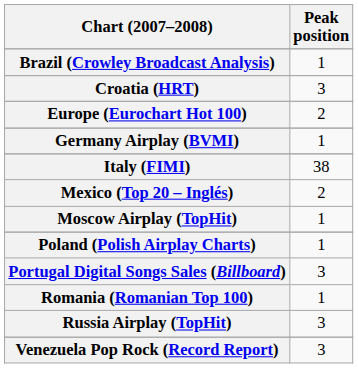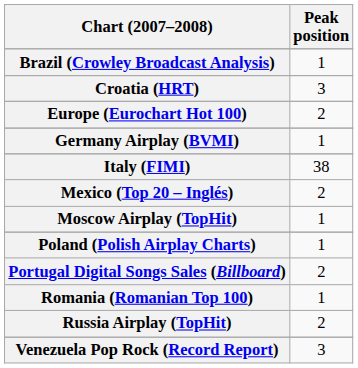(321, 271) 3 -> (321, 271) 2
(321, 323) 3 -> (321, 323) 2
